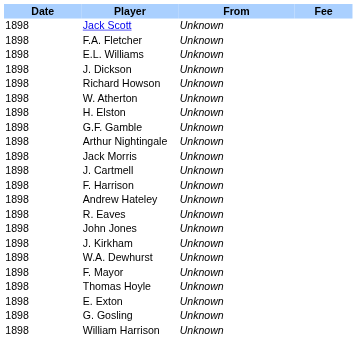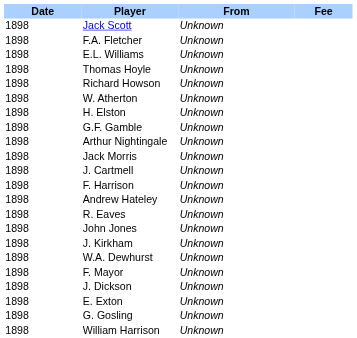rows swapped: (117, 287) <-> (107, 69)
